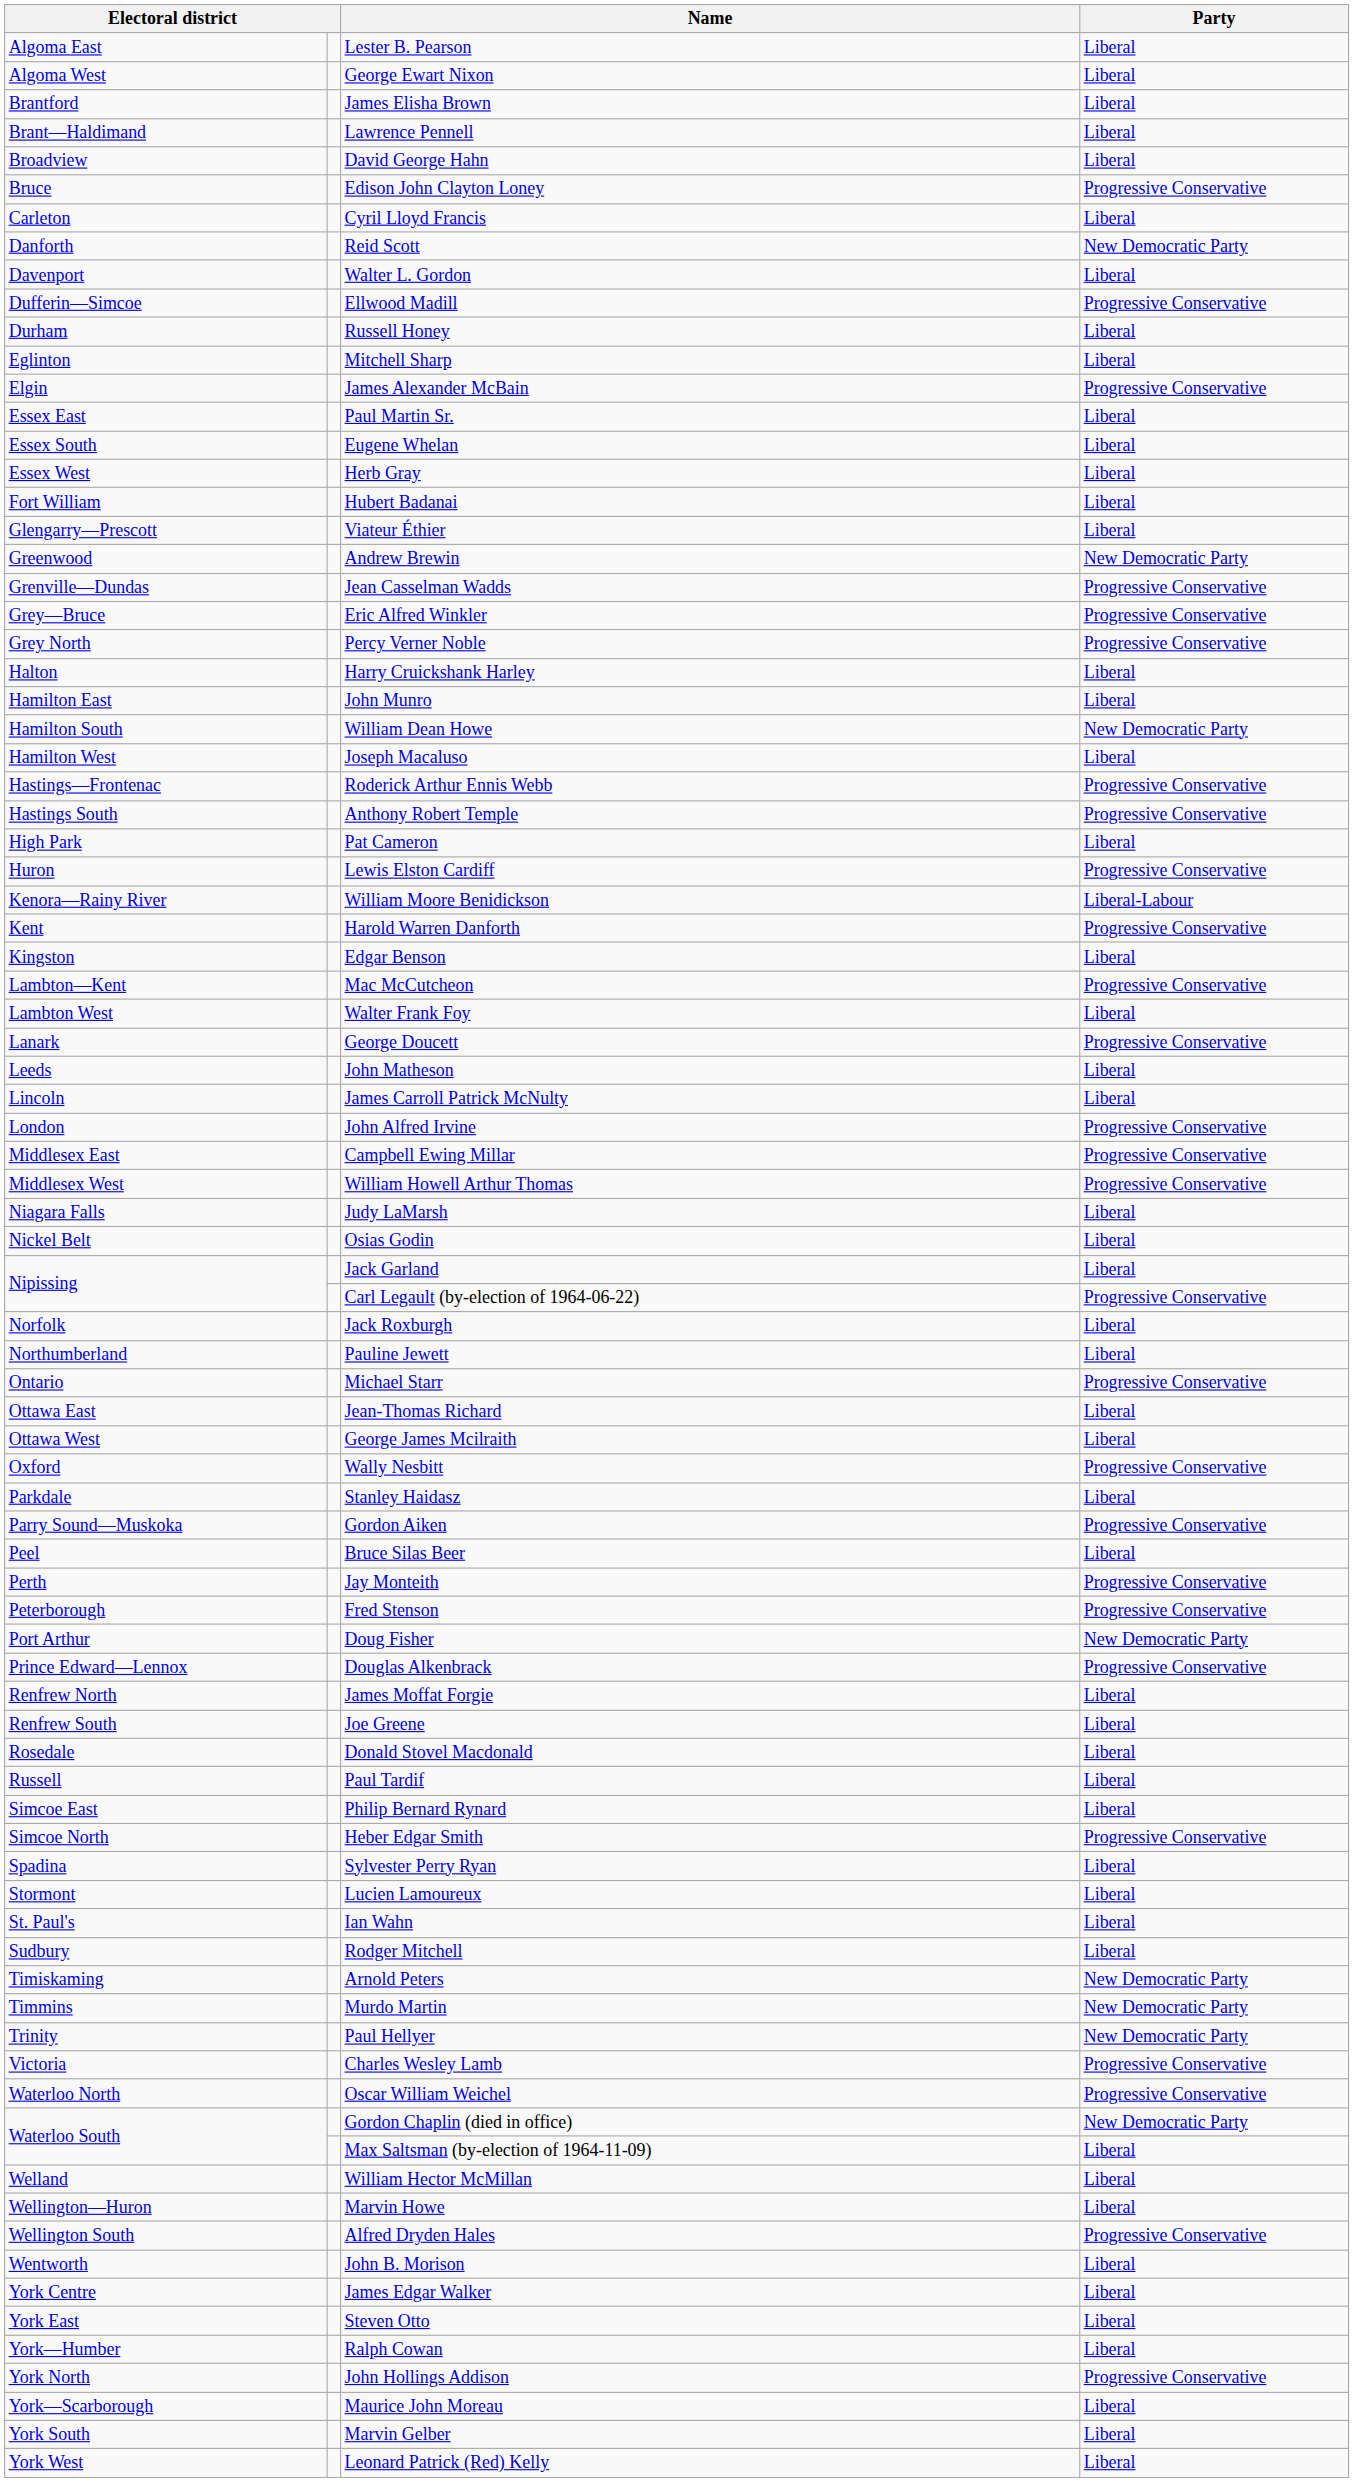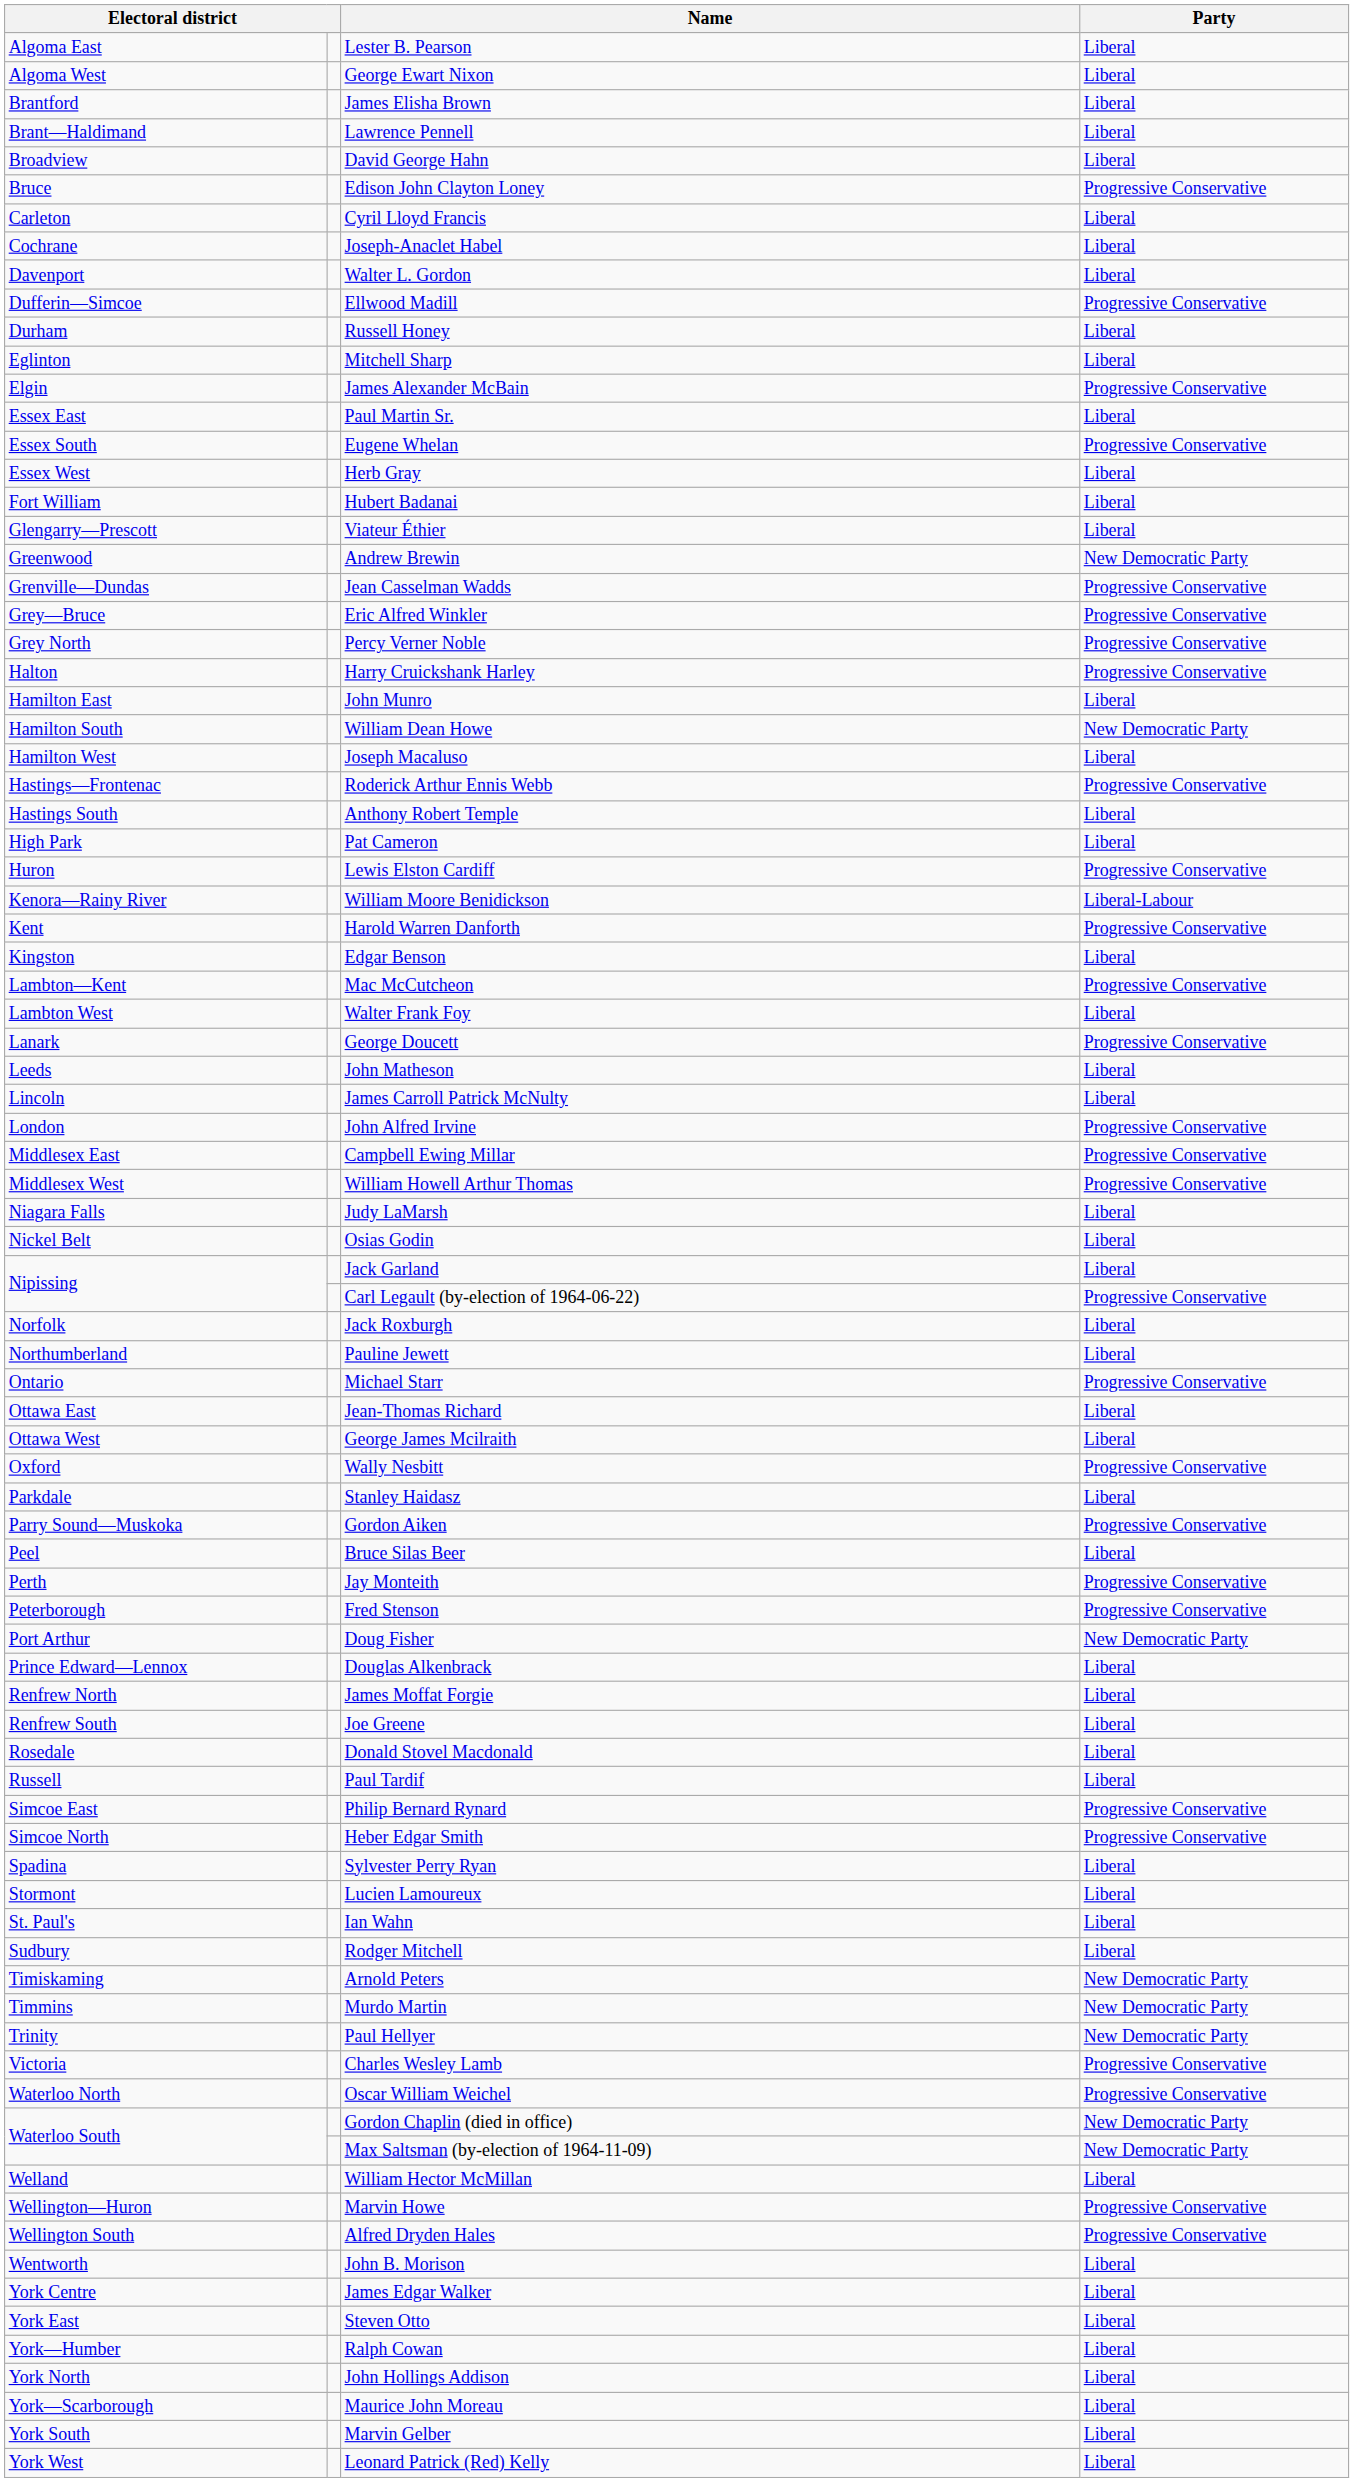+ row: (423, 246)
- row: (382, 246)
(1110, 445) Liberal -> (1175, 445) Progressive Conservative
(1110, 672) Liberal -> (1175, 672) Progressive Conservative
(1175, 814) Progressive Conservative -> (1110, 814) Liberal
(1175, 1667) Progressive Conservative -> (1110, 1667) Liberal
(1110, 1809) Liberal -> (1175, 1809) Progressive Conservative
(1110, 2150) Liberal -> (1166, 2150) New Democratic Party
(1110, 2207) Liberal -> (1175, 2207) Progressive Conservative
(1175, 2377) Progressive Conservative -> (1110, 2377) Liberal
